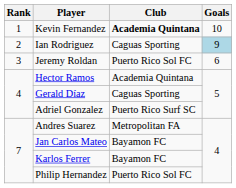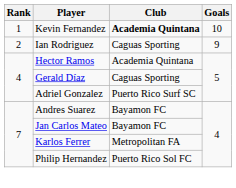(217, 45) lightblue background -> (217, 45) no background
- row: (66, 61)
(146, 126) Metropolitan FA -> (139, 110) Bayamon FC
(139, 158) Bayamon FC -> (146, 142) Metropolitan FA
